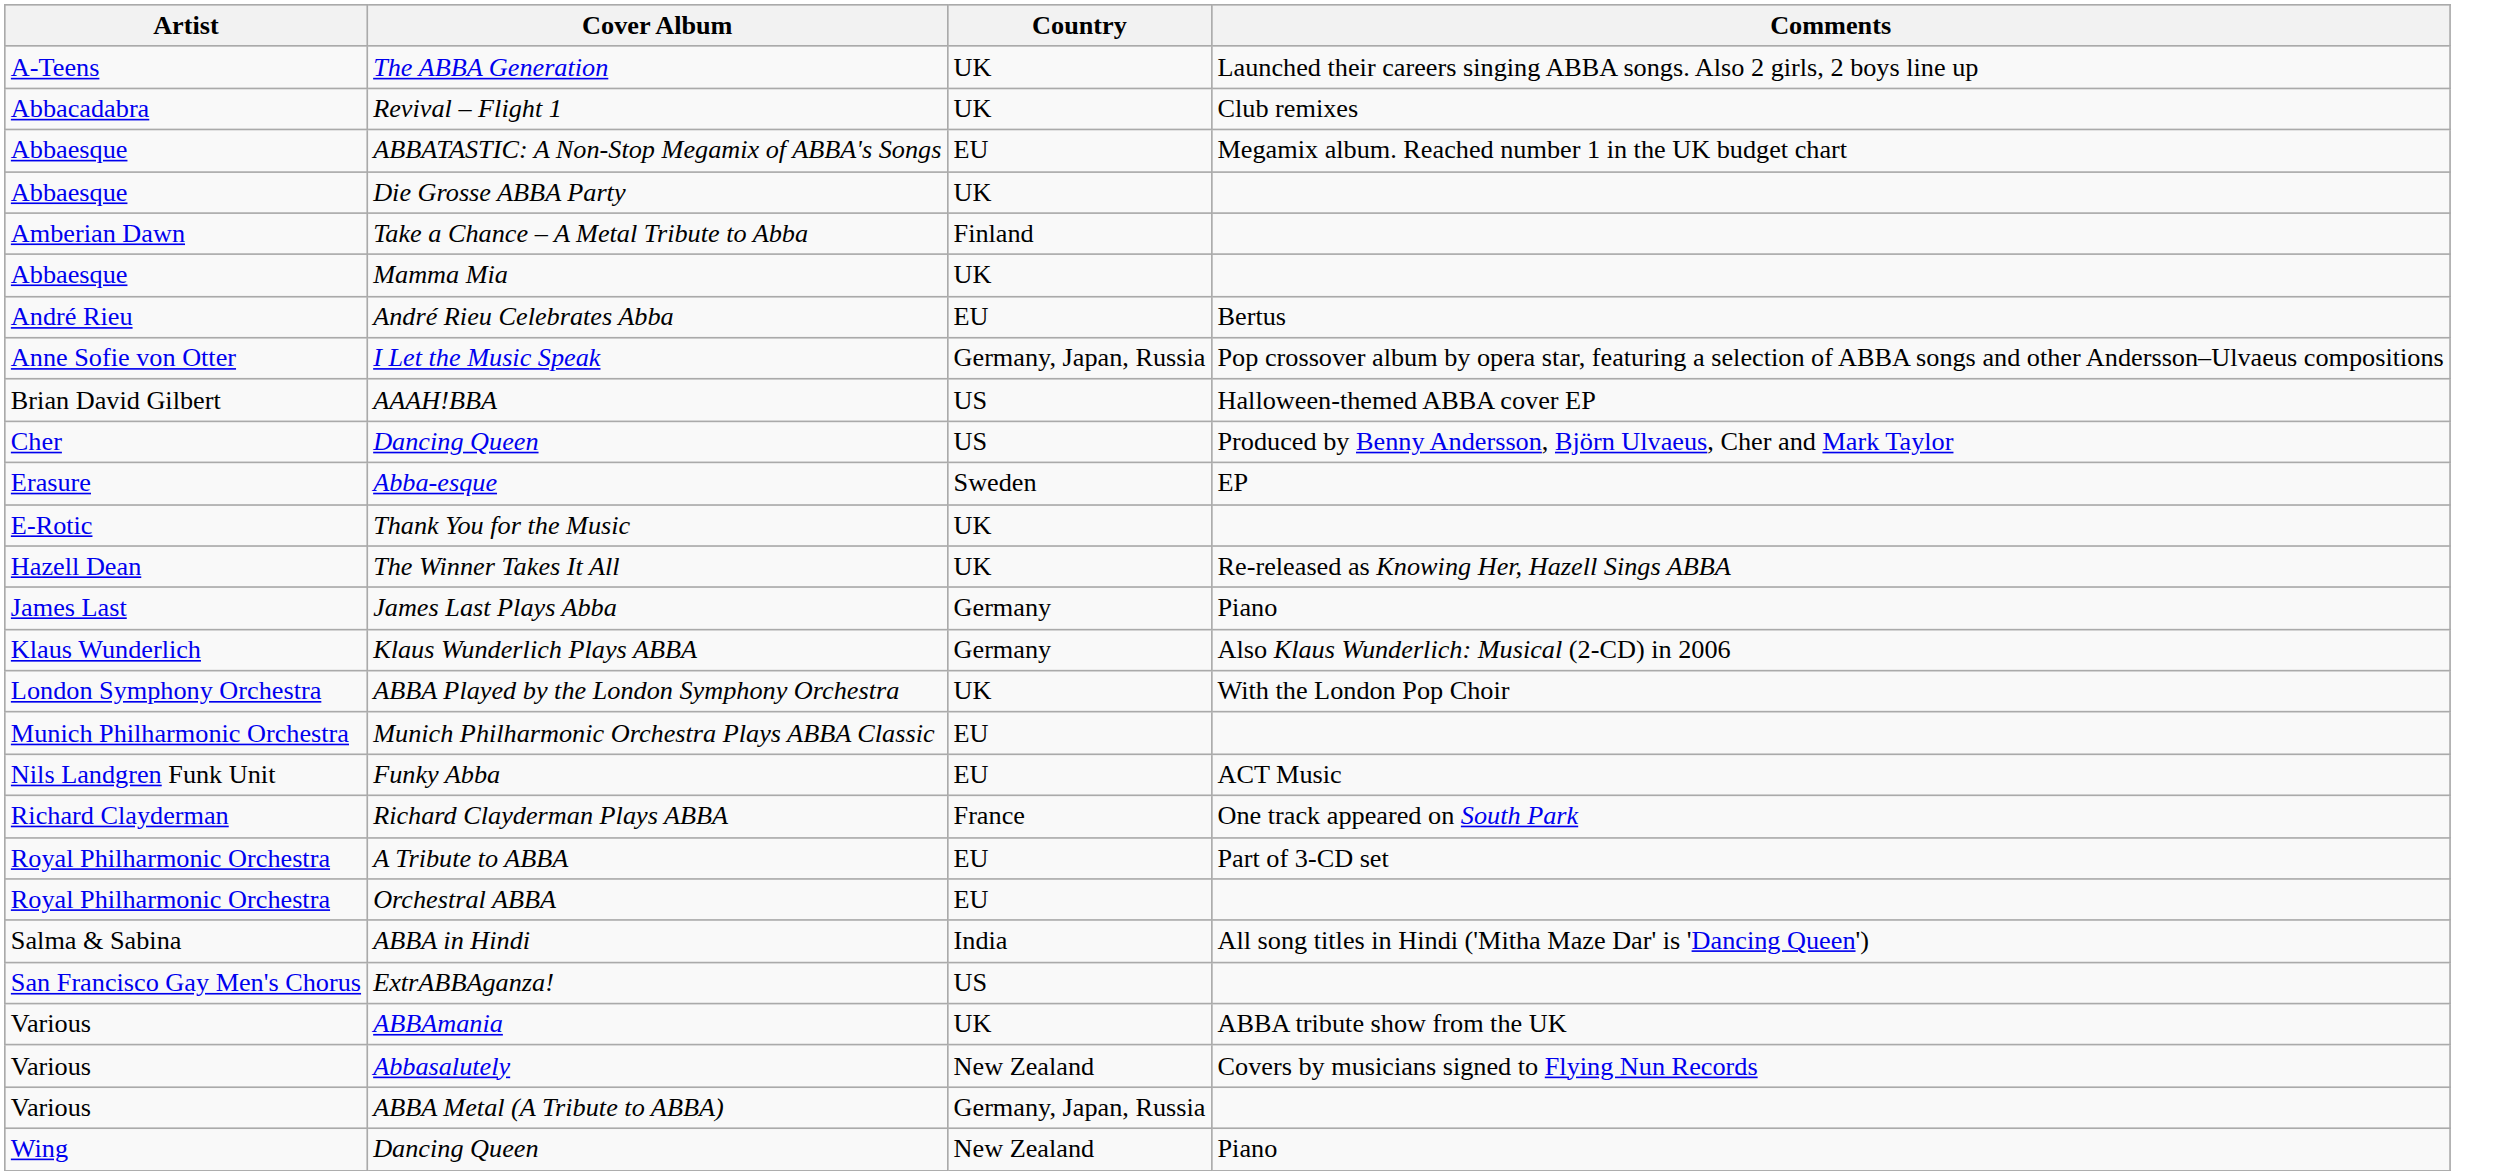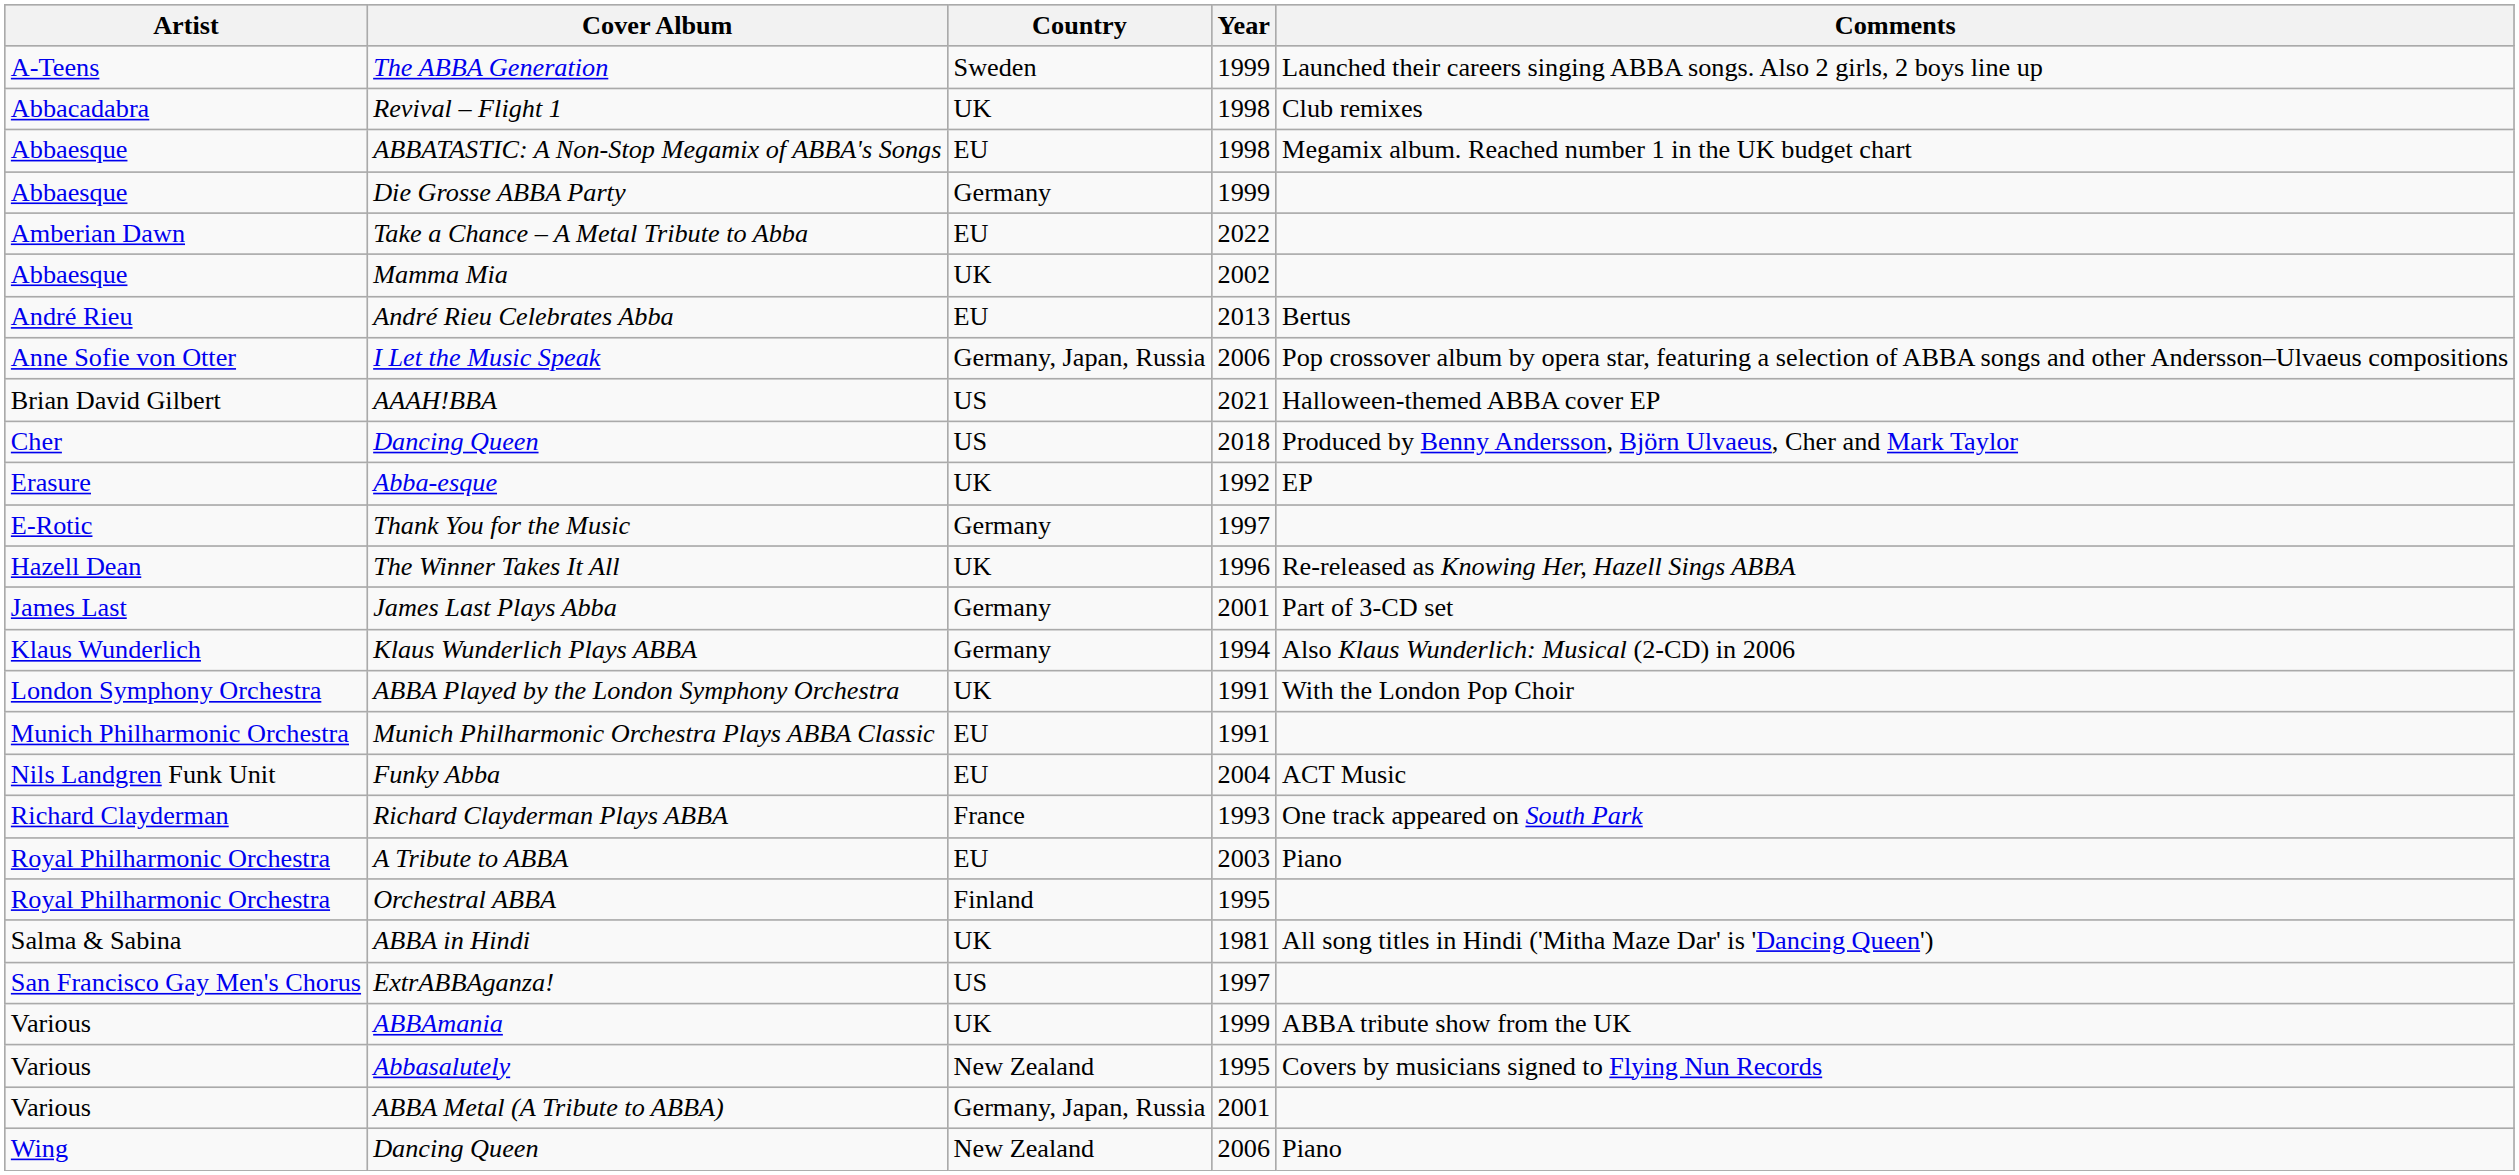+ column: (1244, 25)
(972, 66) UK -> (995, 66) Sweden
(972, 191) UK -> (1002, 191) Germany
(994, 233) Finland -> (971, 233) EU
(995, 483) Sweden -> (972, 483) UK
(972, 524) UK -> (1002, 524) Germany
(1247, 607) Piano -> (1368, 607) Part of 3-CD set
(1303, 857) Part of 3-CD set -> (1312, 857) Piano
(971, 899) EU -> (994, 899) Finland
(980, 940) India -> (972, 940) UK
